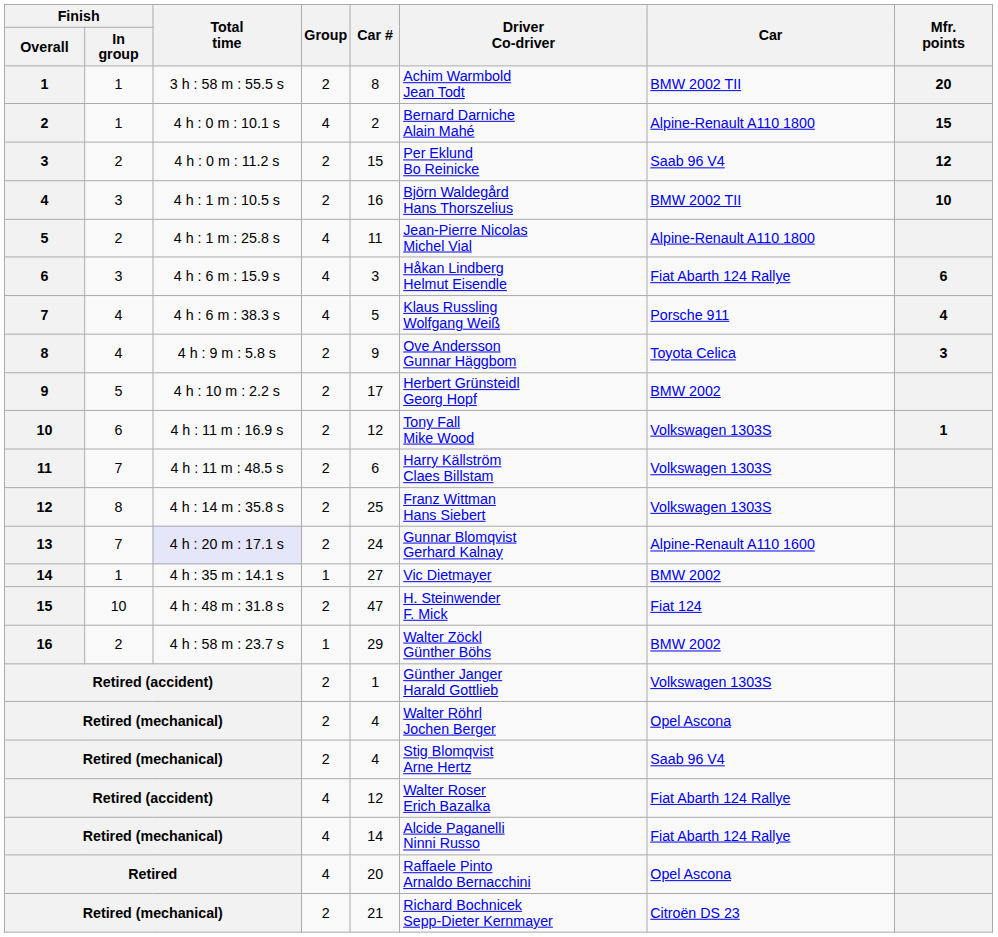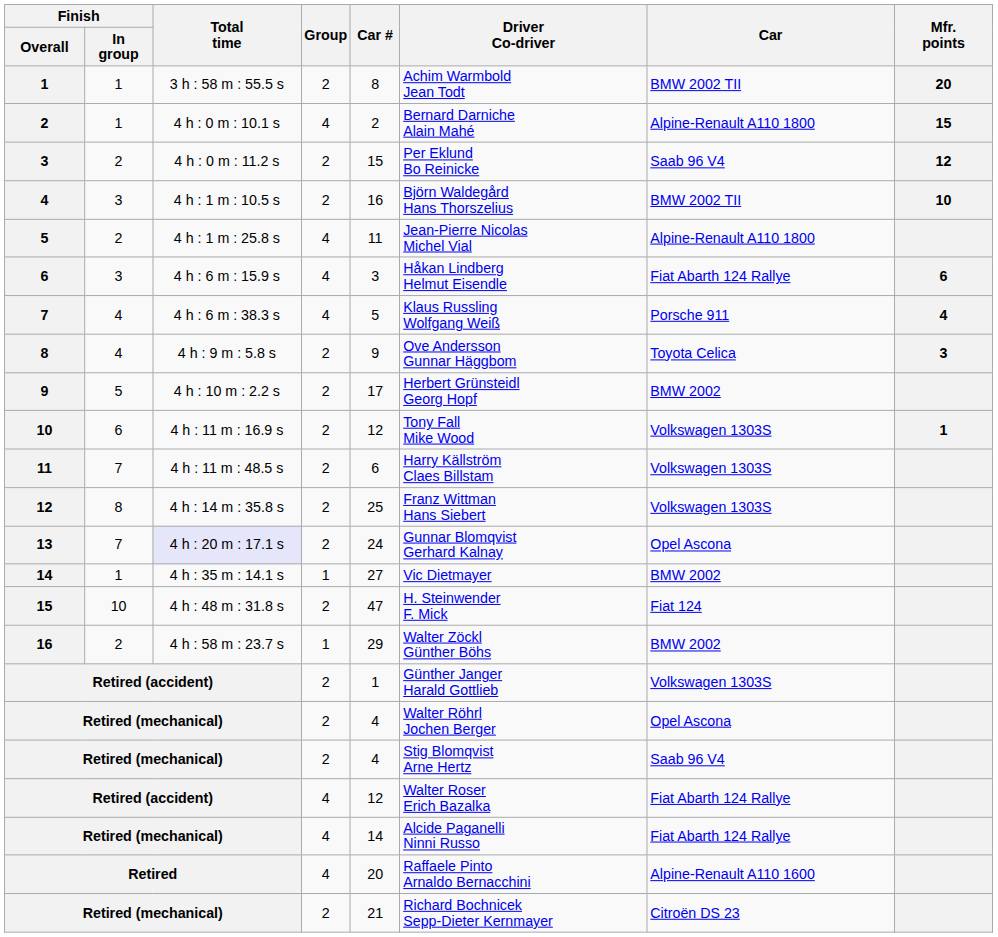(733, 545) Alpine-Renault A110 1600 -> (691, 545) Opel Ascona
(691, 875) Opel Ascona -> (733, 875) Alpine-Renault A110 1600
